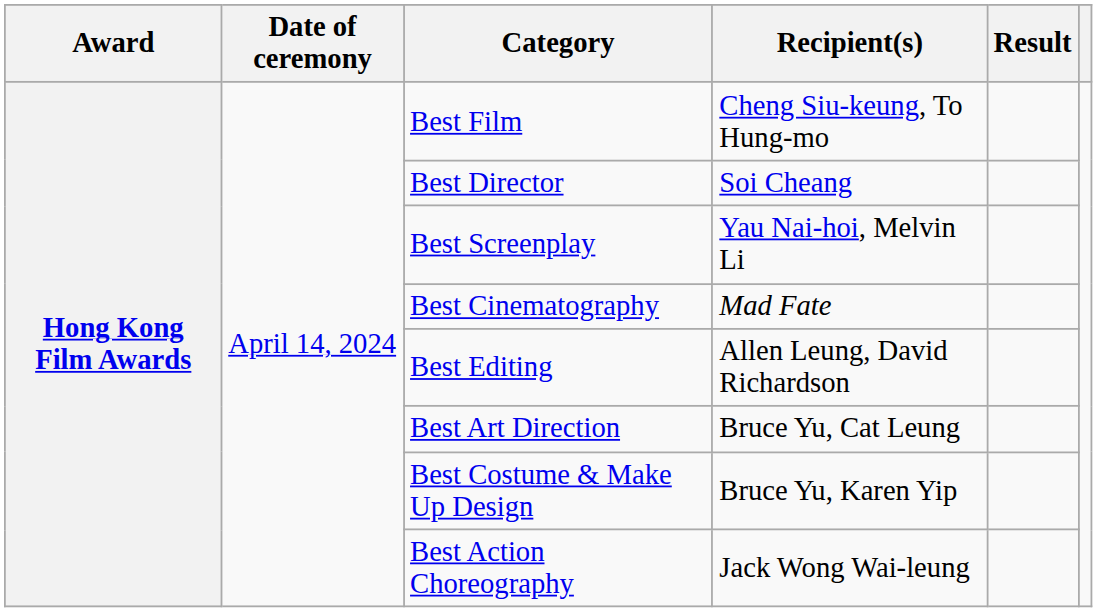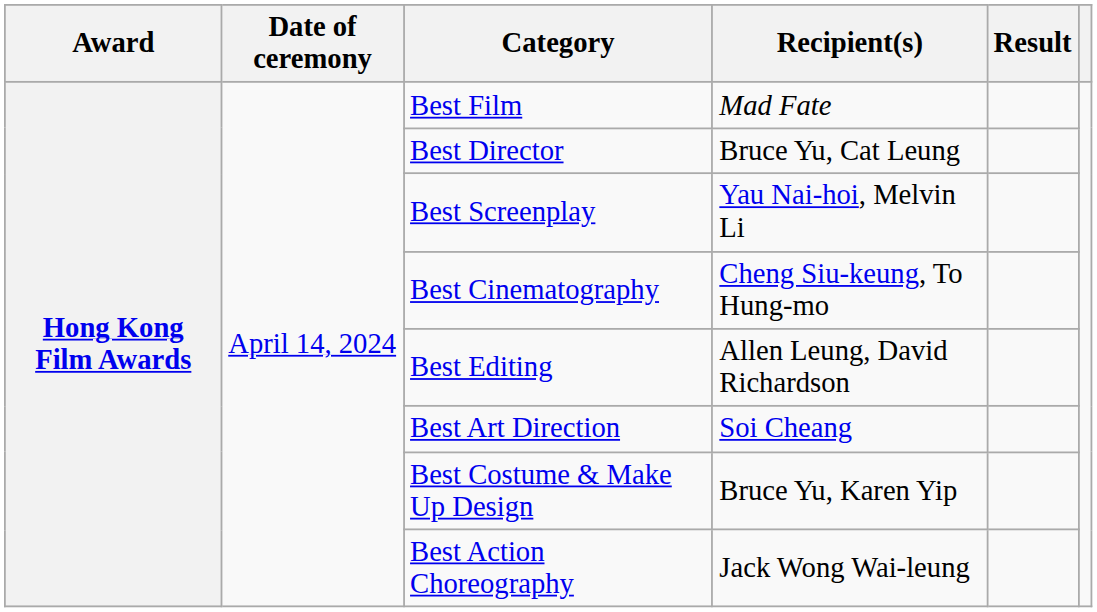(841, 120) Cheng Siu-keung, To Hung-mo -> (775, 104) Mad Fate
(786, 182) Soi Cheang -> (840, 150) Bruce Yu, Cat Leung
(775, 305) Mad Fate -> (841, 289) Cheng Siu-keung, To Hung-mo
(840, 428) Bruce Yu, Cat Leung -> (786, 428) Soi Cheang
